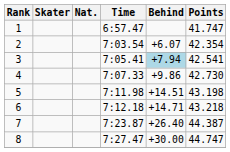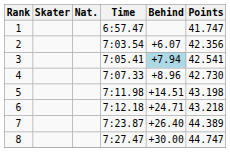(206, 44) 42.354 -> (206, 44) 42.356
(166, 76) +9.86 -> (166, 76) +8.96
(166, 108) +14.71 -> (166, 108) +24.71
(206, 124) 44.387 -> (206, 124) 44.389
